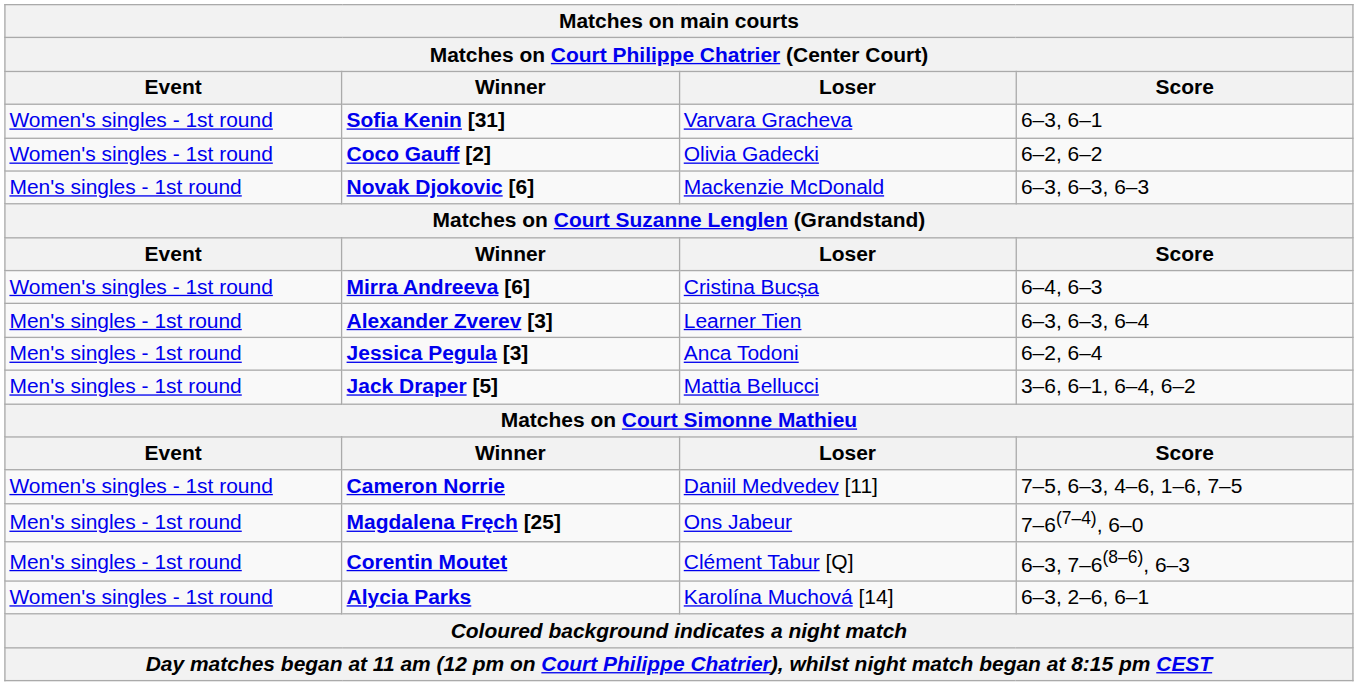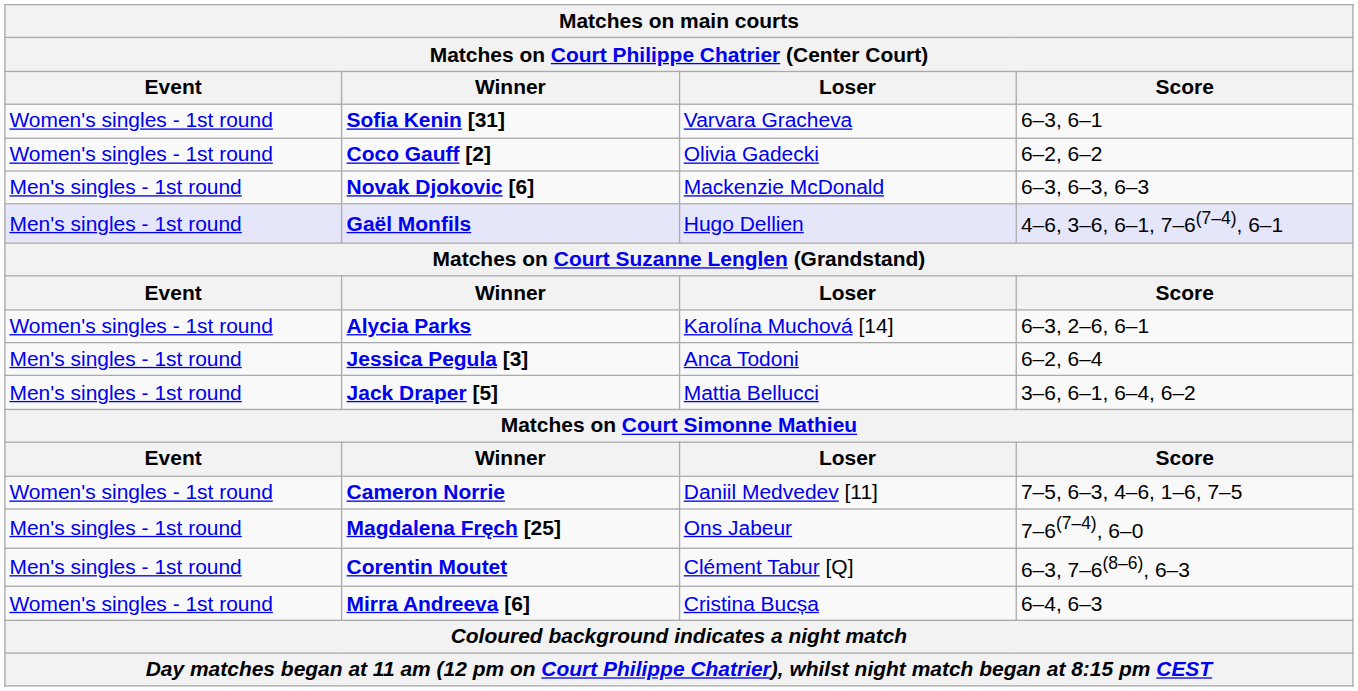+ row: (409, 223)
rows swapped: (438, 287) <-> (409, 597)
- row: (450, 320)
